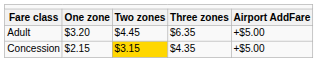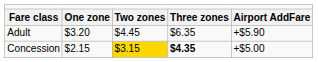(249, 33) +$5.00 -> (249, 33) +$5.90
(183, 49) normal -> (183, 49) bold
